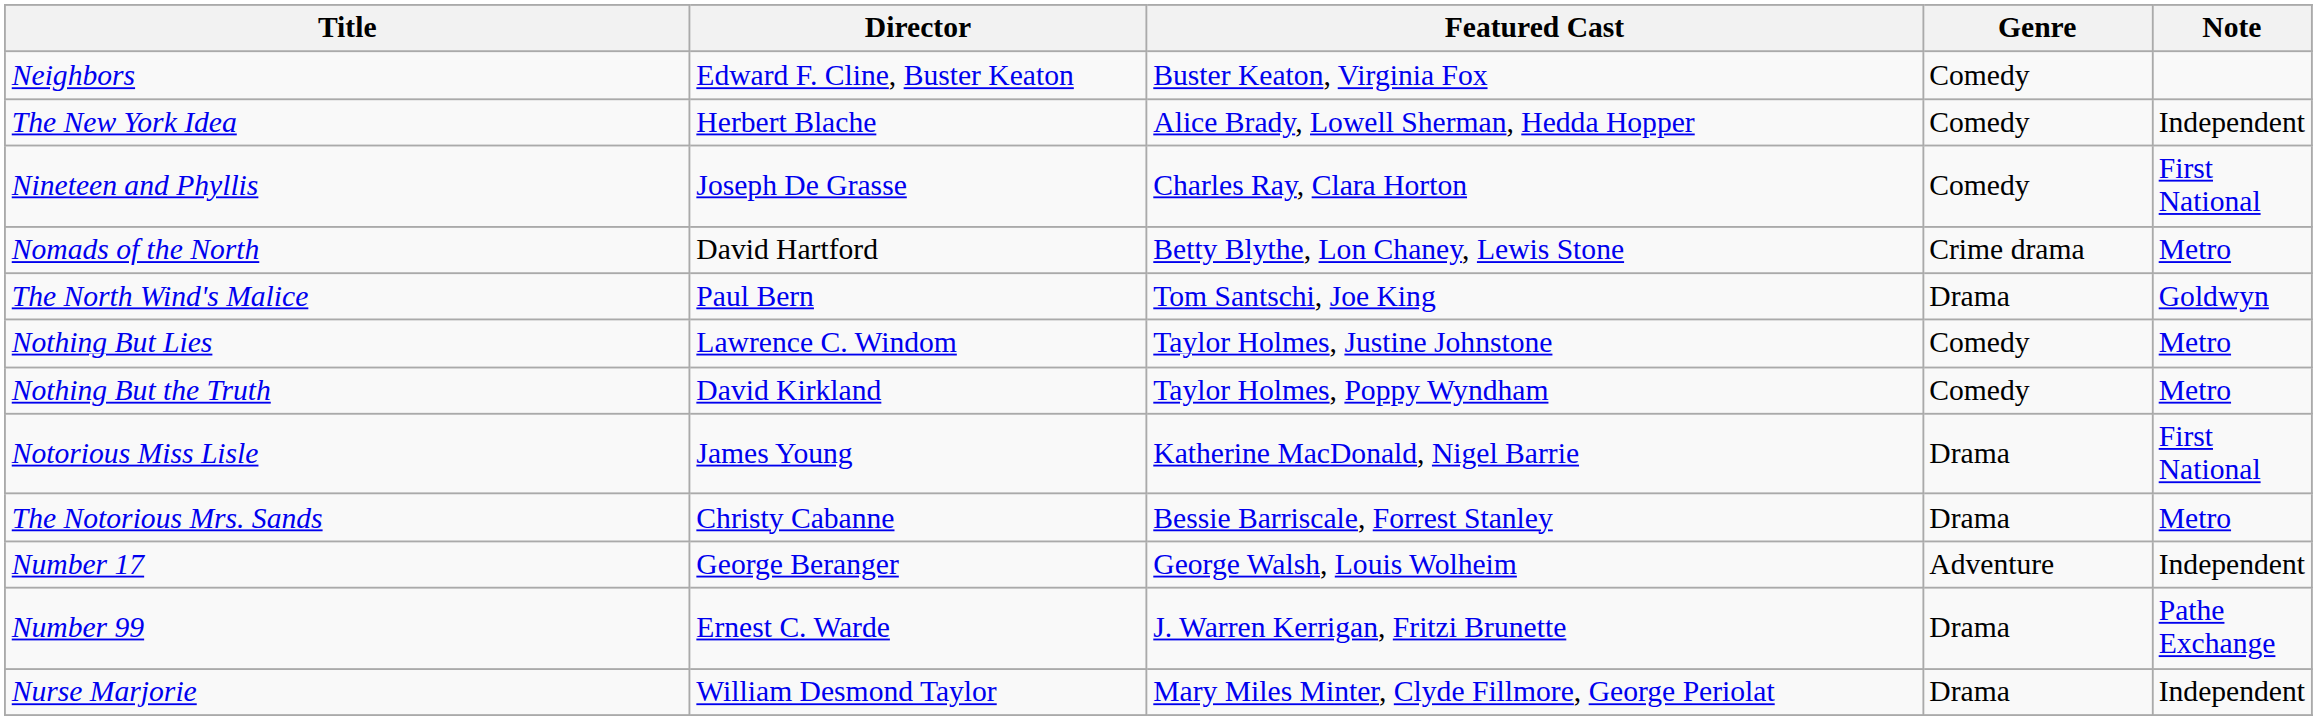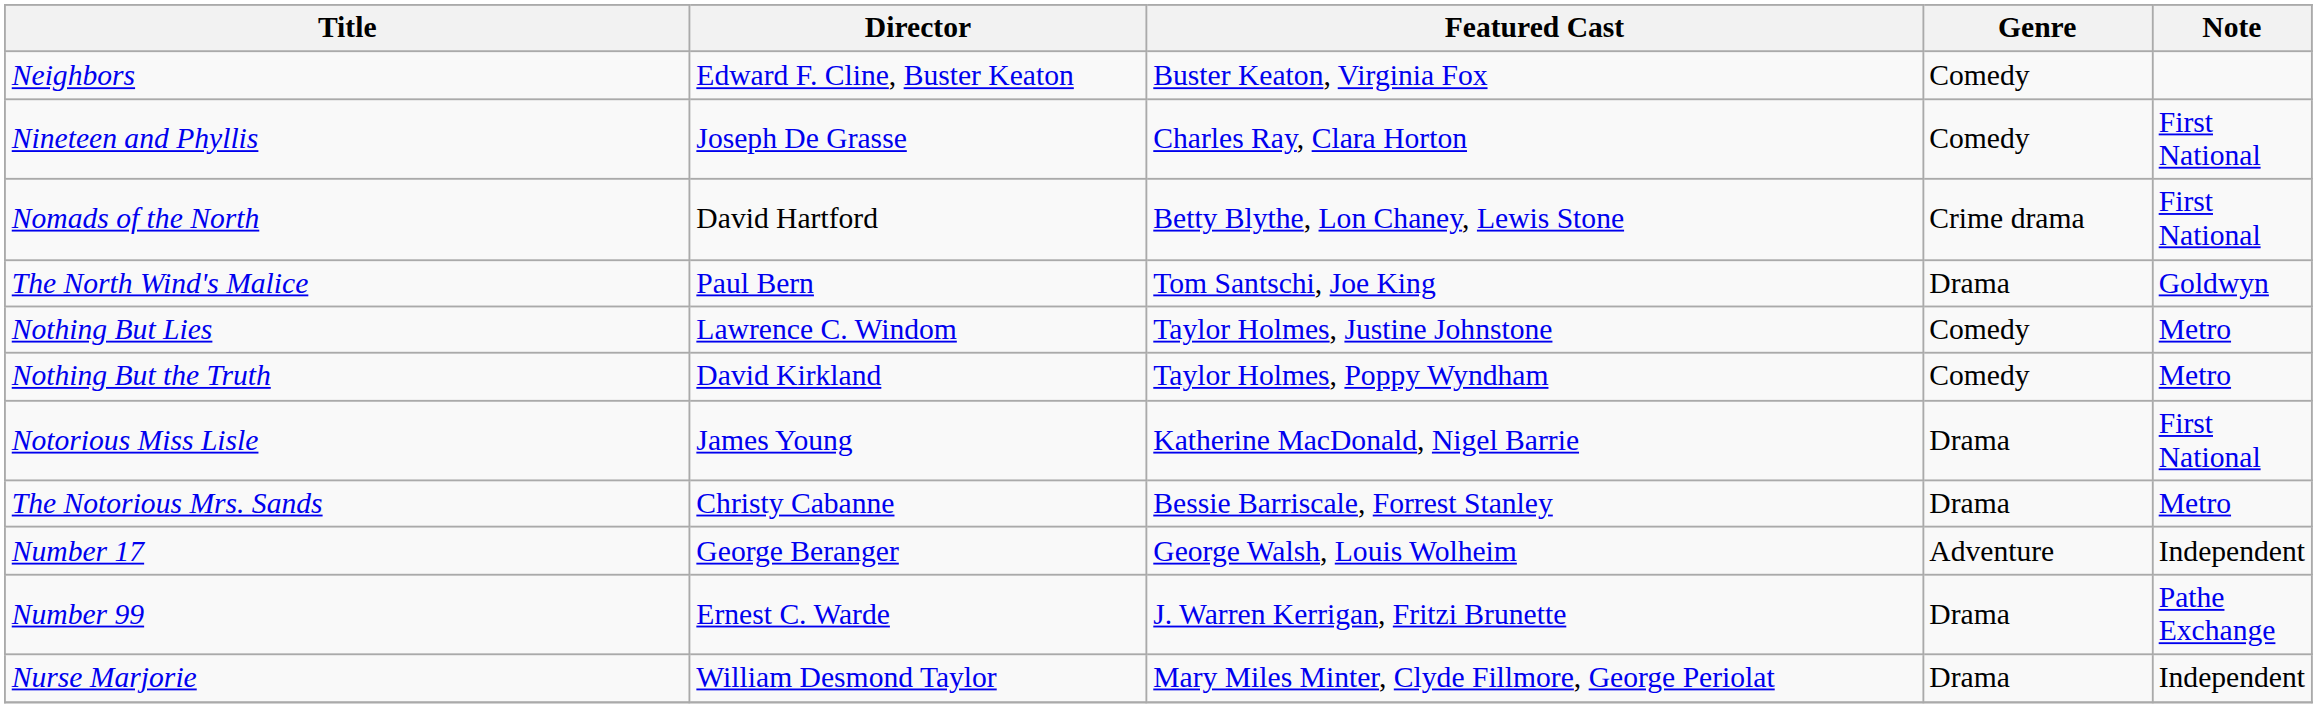- row: (124, 121)
(2195, 249) Metro -> (2210, 218) First National
